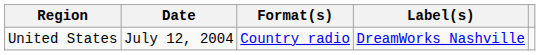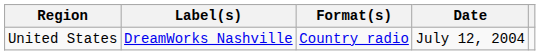columns swapped: (179, 16) <-> (441, 16)
